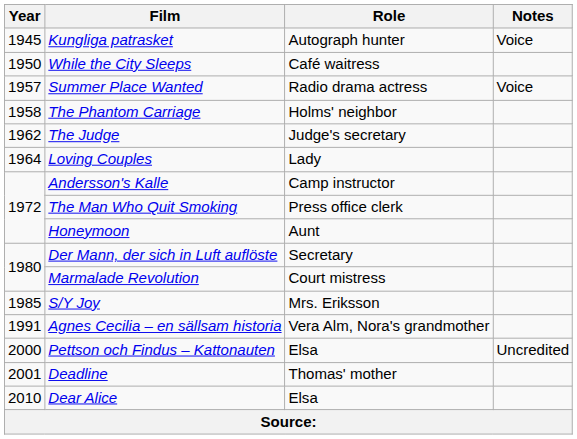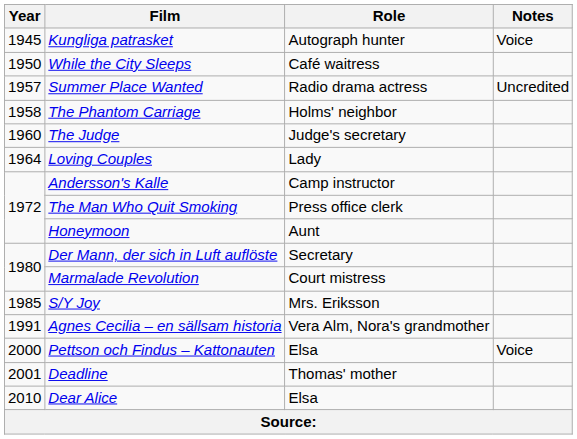(515, 87) Voice -> (533, 87) Uncredited
(25, 135) 1962 -> (25, 135) 1960
(533, 350) Uncredited -> (515, 350) Voice
